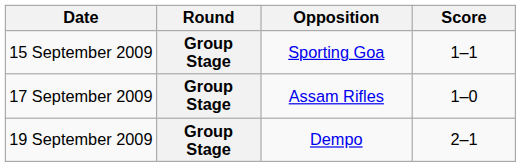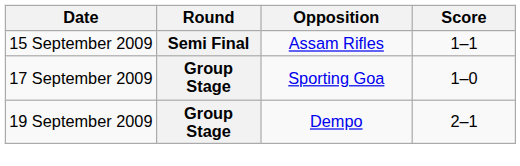(209, 52) Group Stage -> (209, 44) Semi Final
(336, 52) Sporting Goa -> (336, 44) Assam Rifles
(336, 96) Assam Rifles -> (336, 78) Sporting Goa
